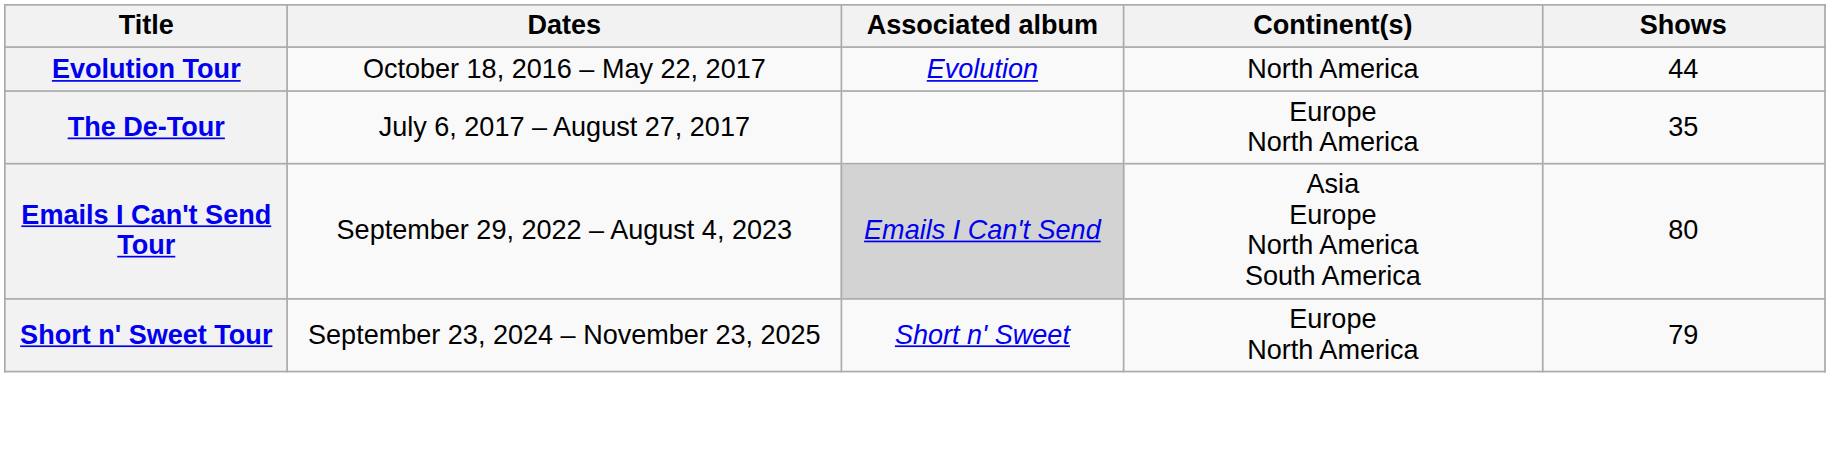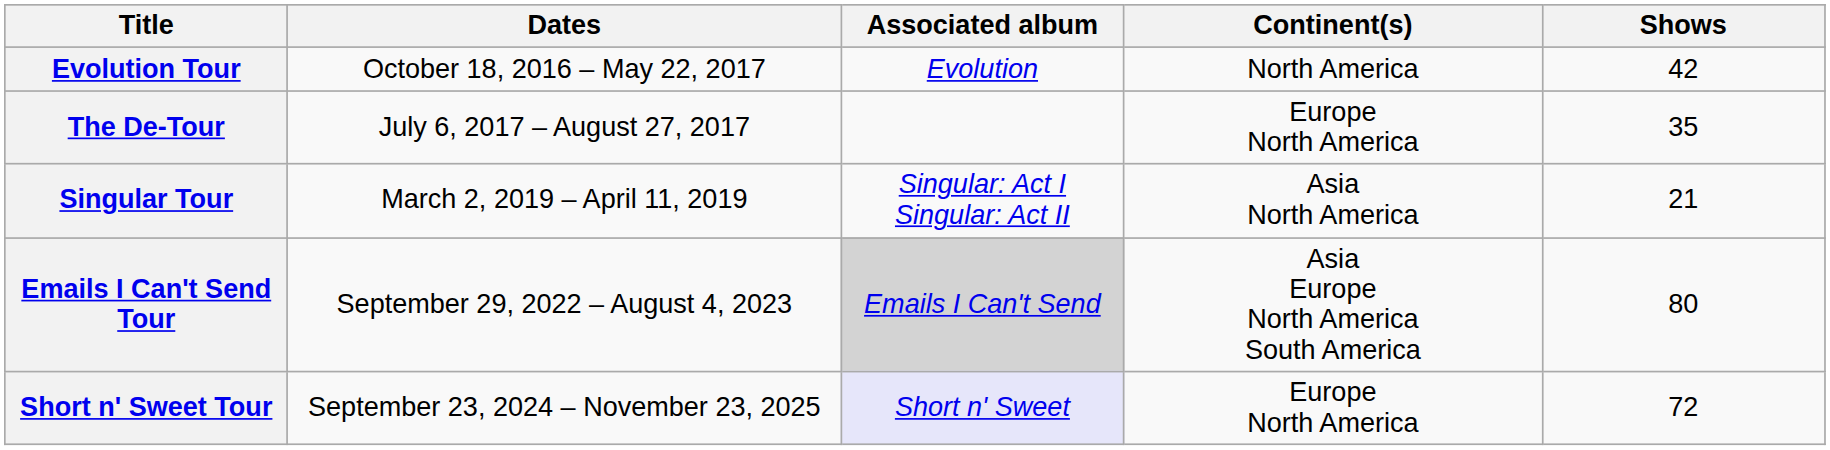(1683, 68) 44 -> (1683, 68) 42
+ row: (146, 200)
(982, 334) no background -> (982, 407) lavender background
(1683, 334) 79 -> (1683, 407) 72
